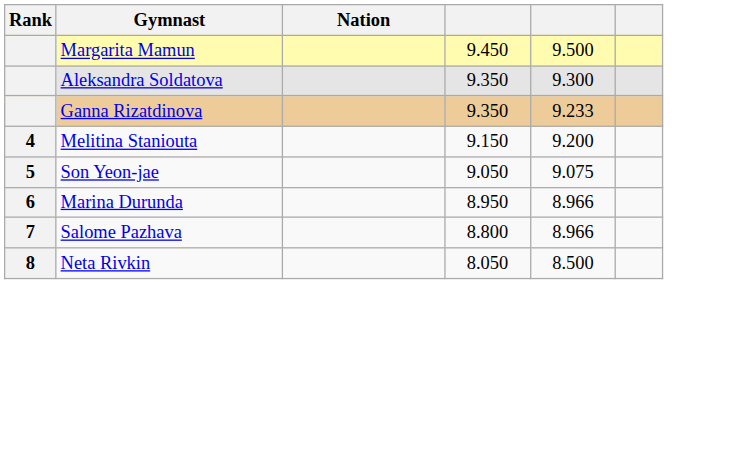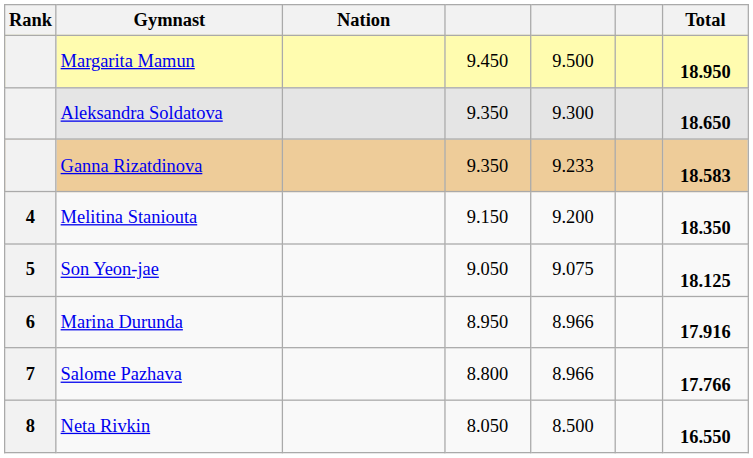+ column: (705, 20)
